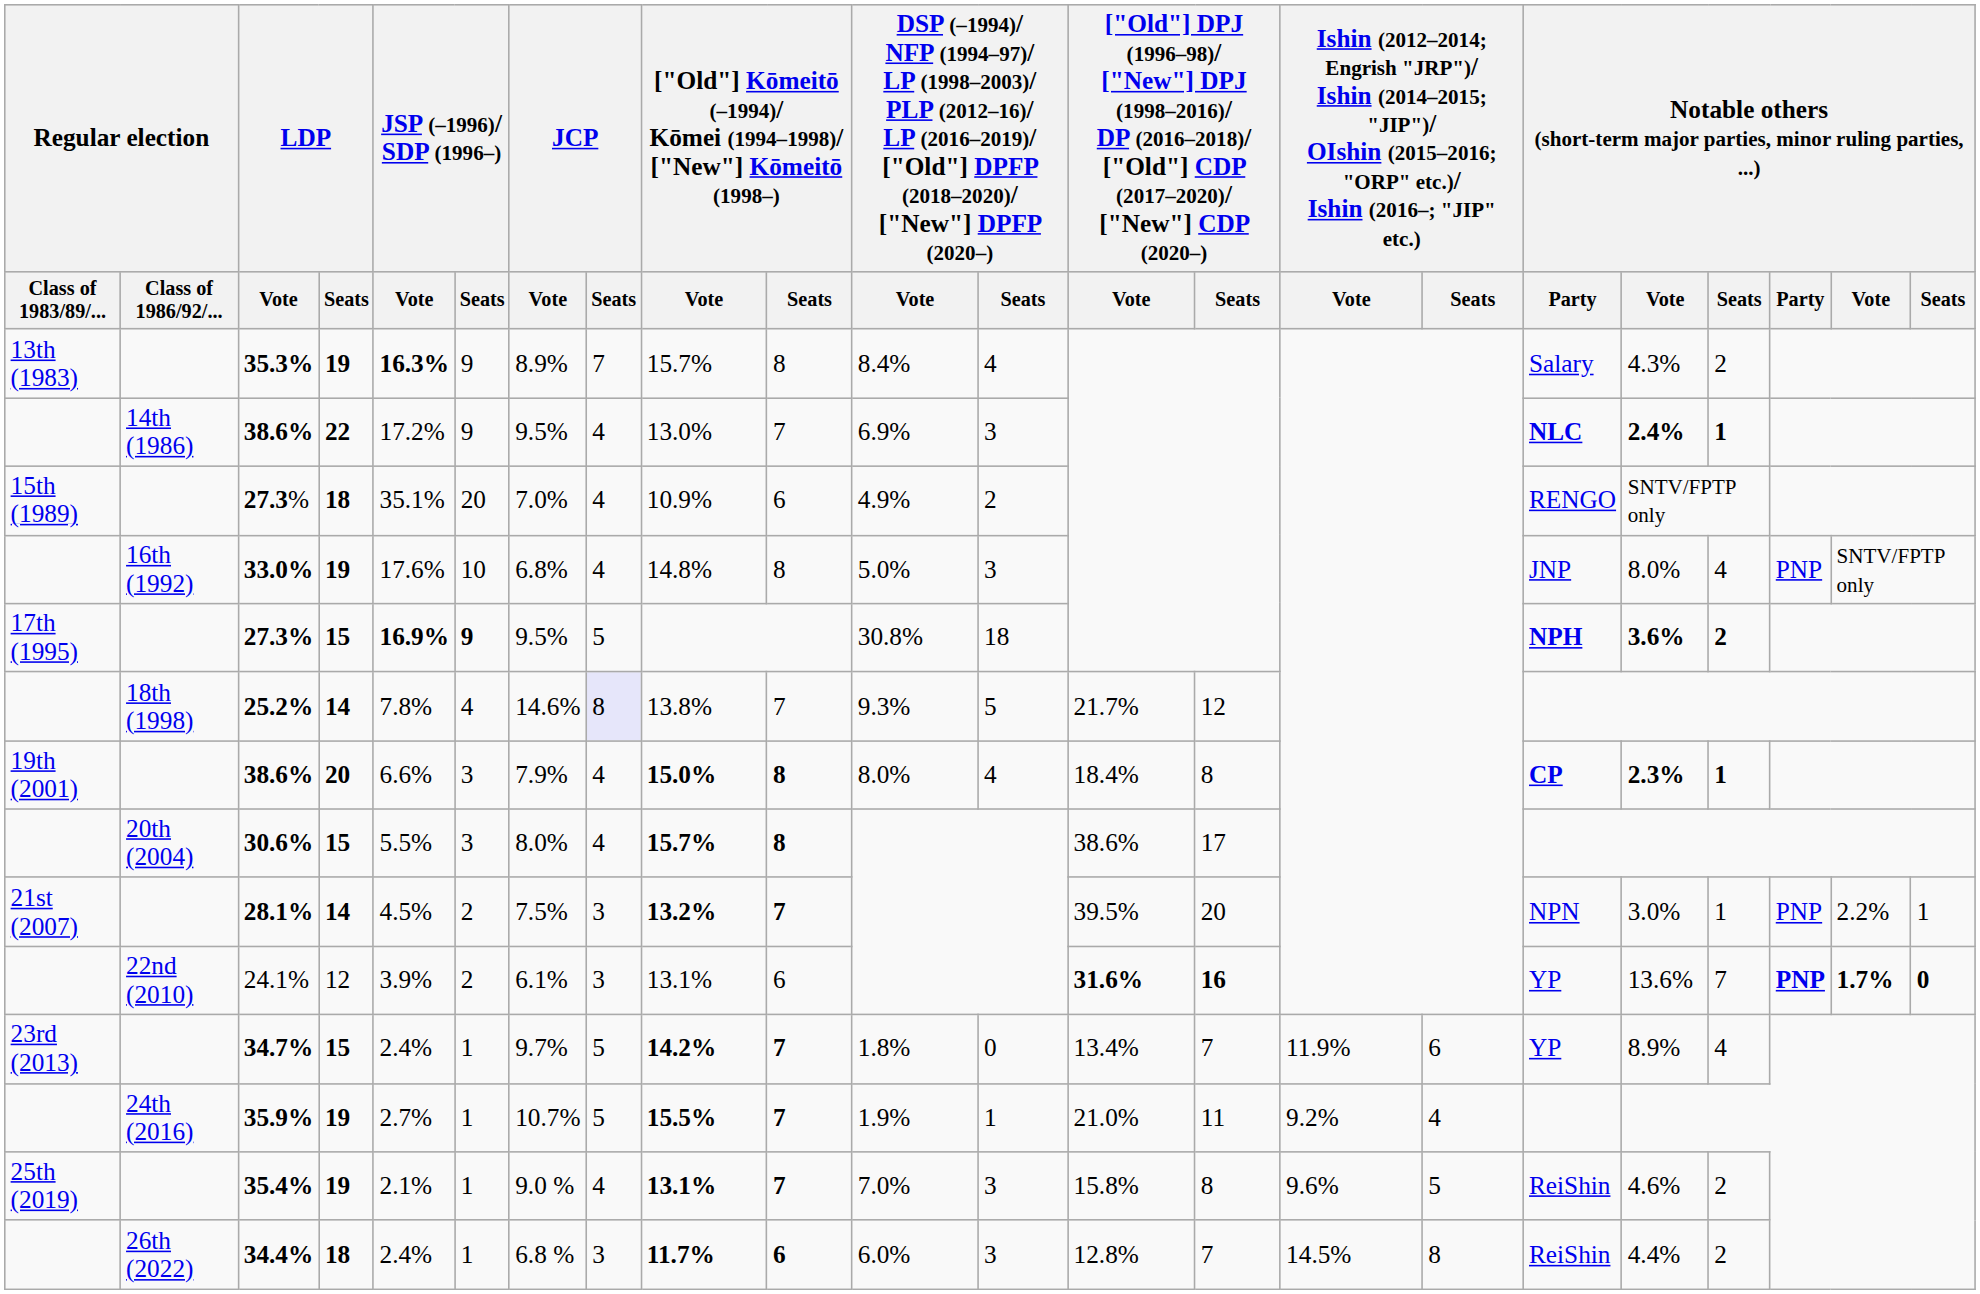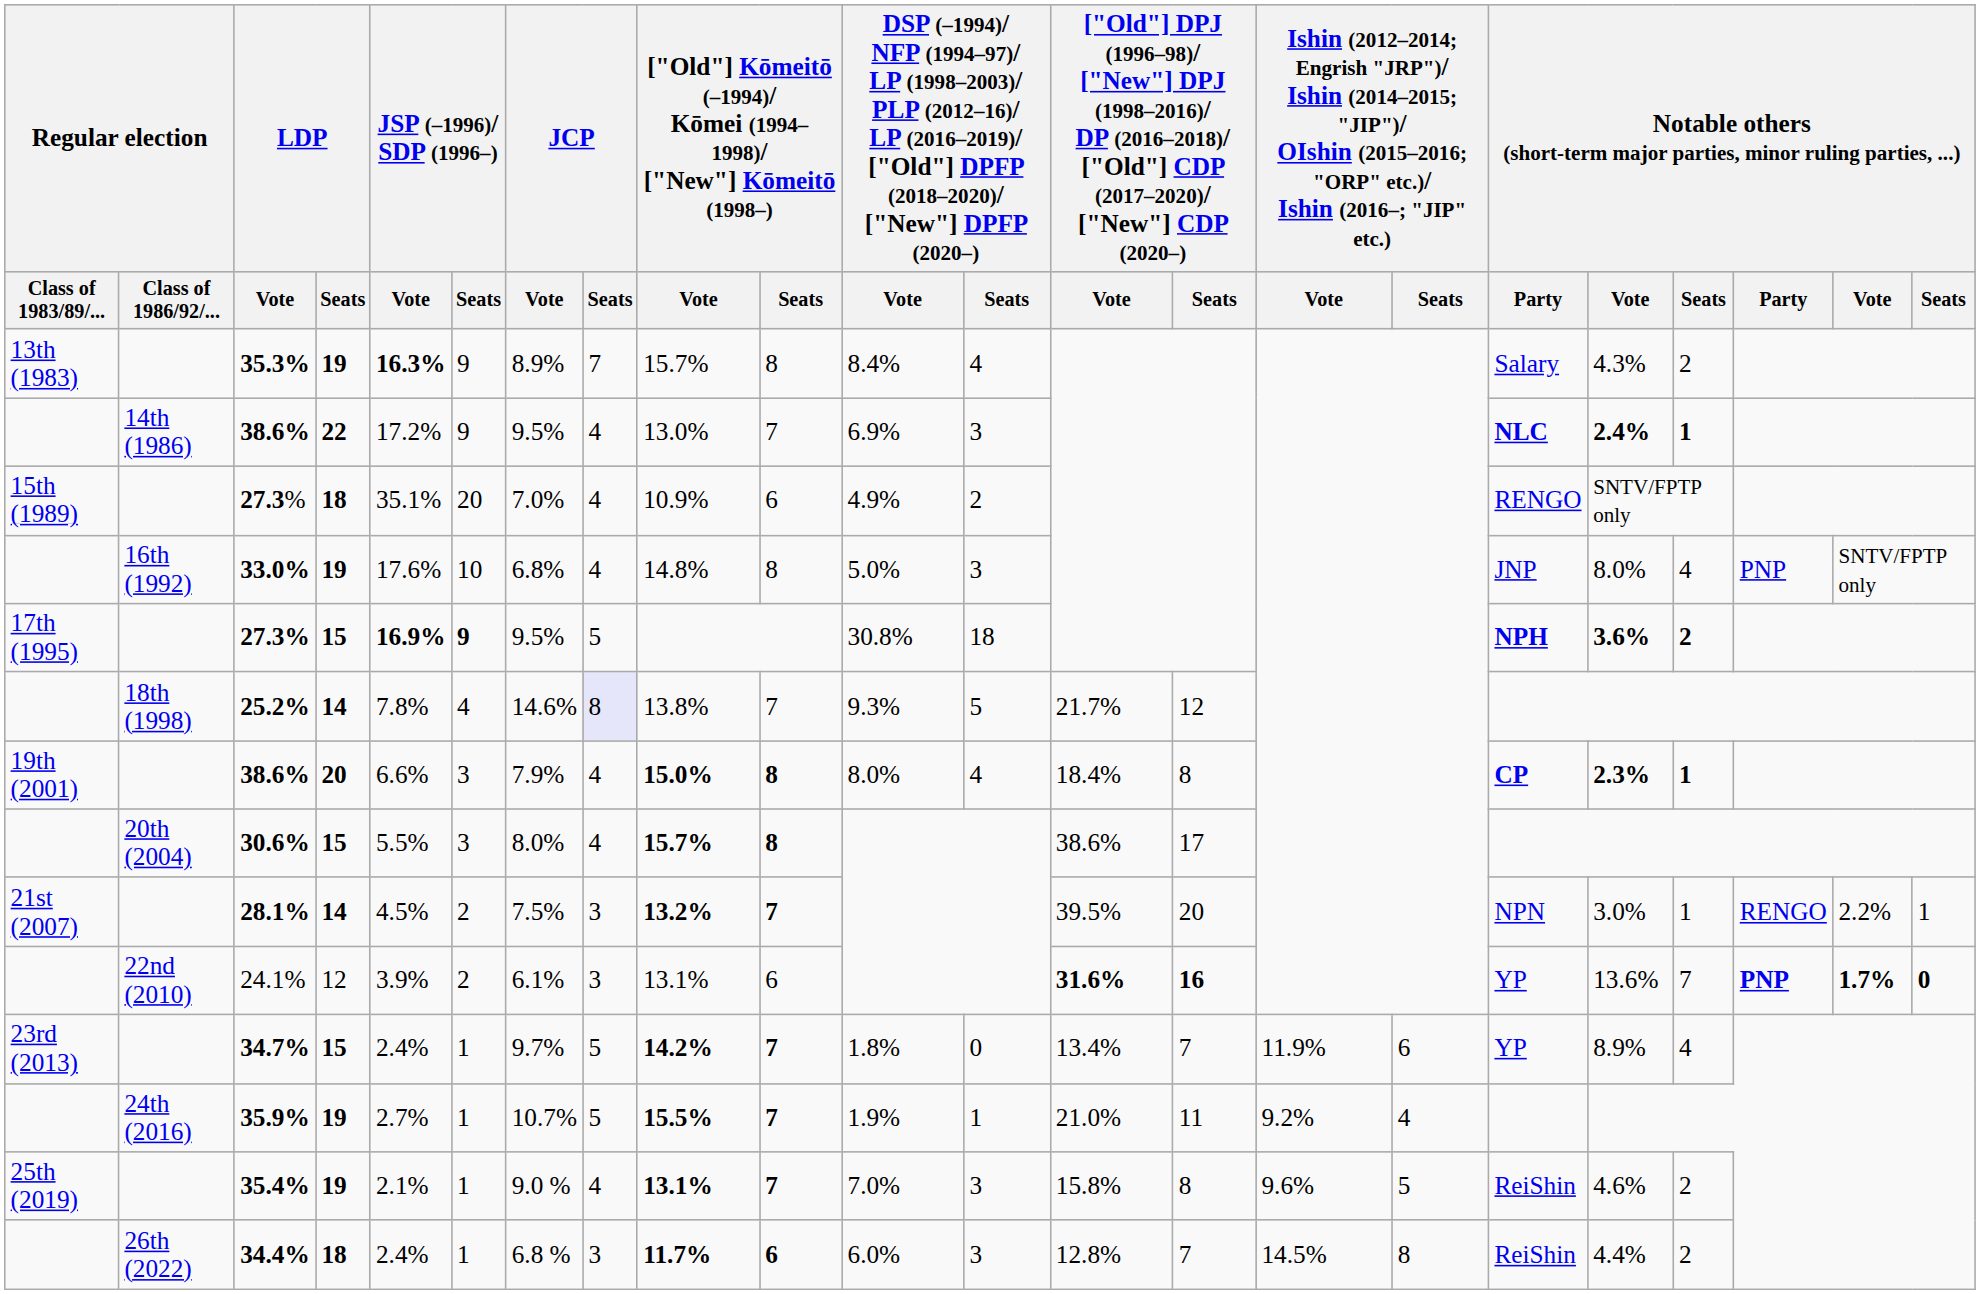(1799, 911) PNP -> (1783, 911) RENGO
